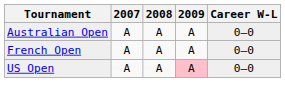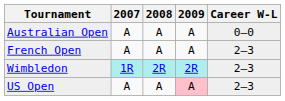(244, 50) 0–0 -> (244, 50) 2–3
+ row: (37, 68)
(244, 68) 0–0 -> (244, 86) 2–3
